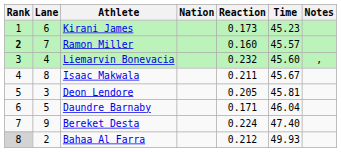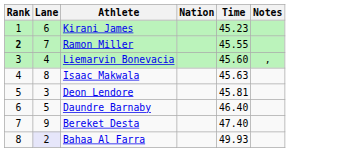- column: (242, 12)
(285, 44) 45.57 -> (234, 44) 45.55
(285, 76) 45.67 -> (234, 76) 45.63
(285, 108) 46.04 -> (234, 108) 46.40
(18, 139) lightgrey background -> (18, 139) no background
(47, 139) no background -> (47, 139) lavender background
